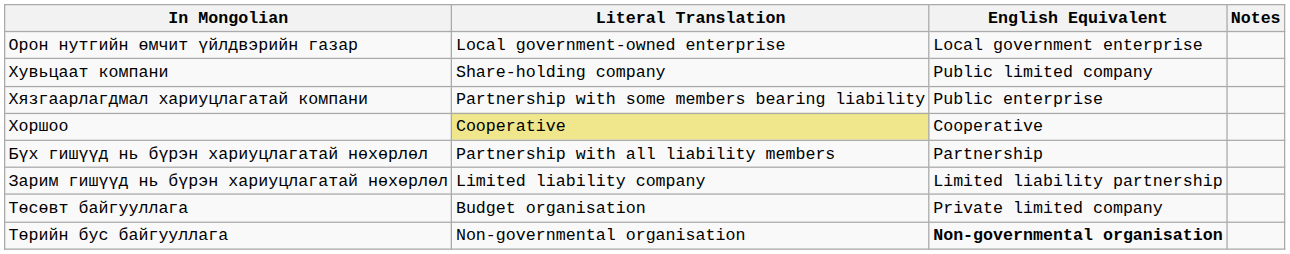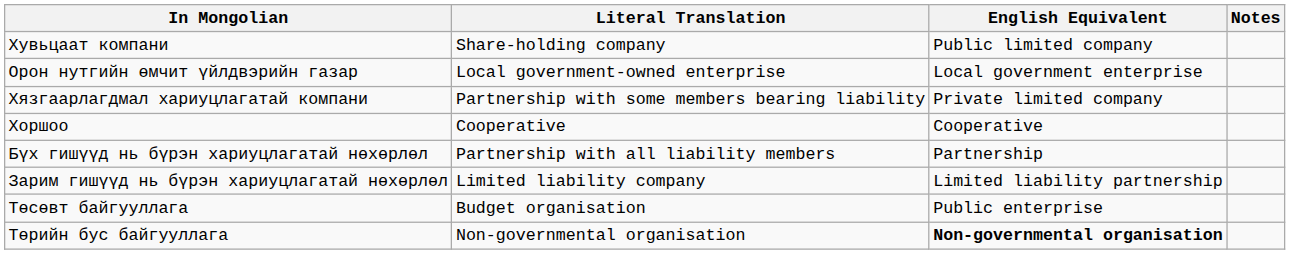rows swapped: (183, 45) <-> (88, 72)
(1018, 100) Public enterprise -> (1048, 100) Private limited company
(511, 127) khaki background -> (511, 127) no background
(1048, 208) Private limited company -> (1018, 208) Public enterprise
